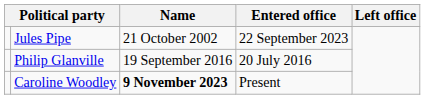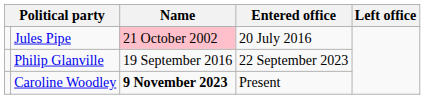(170, 37) no background -> (170, 37) pink background
(294, 37) 22 September 2023 -> (275, 37) 20 July 2016
(275, 60) 20 July 2016 -> (294, 60) 22 September 2023
